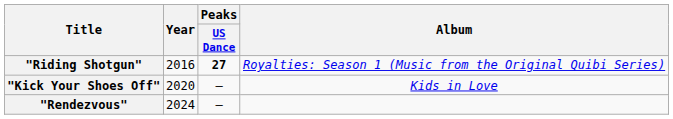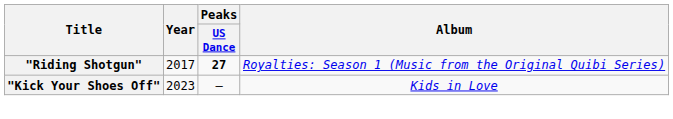(181, 65) 2016 -> (181, 65) 2017
(181, 85) 2020 -> (181, 85) 2023
- row: (84, 105)
